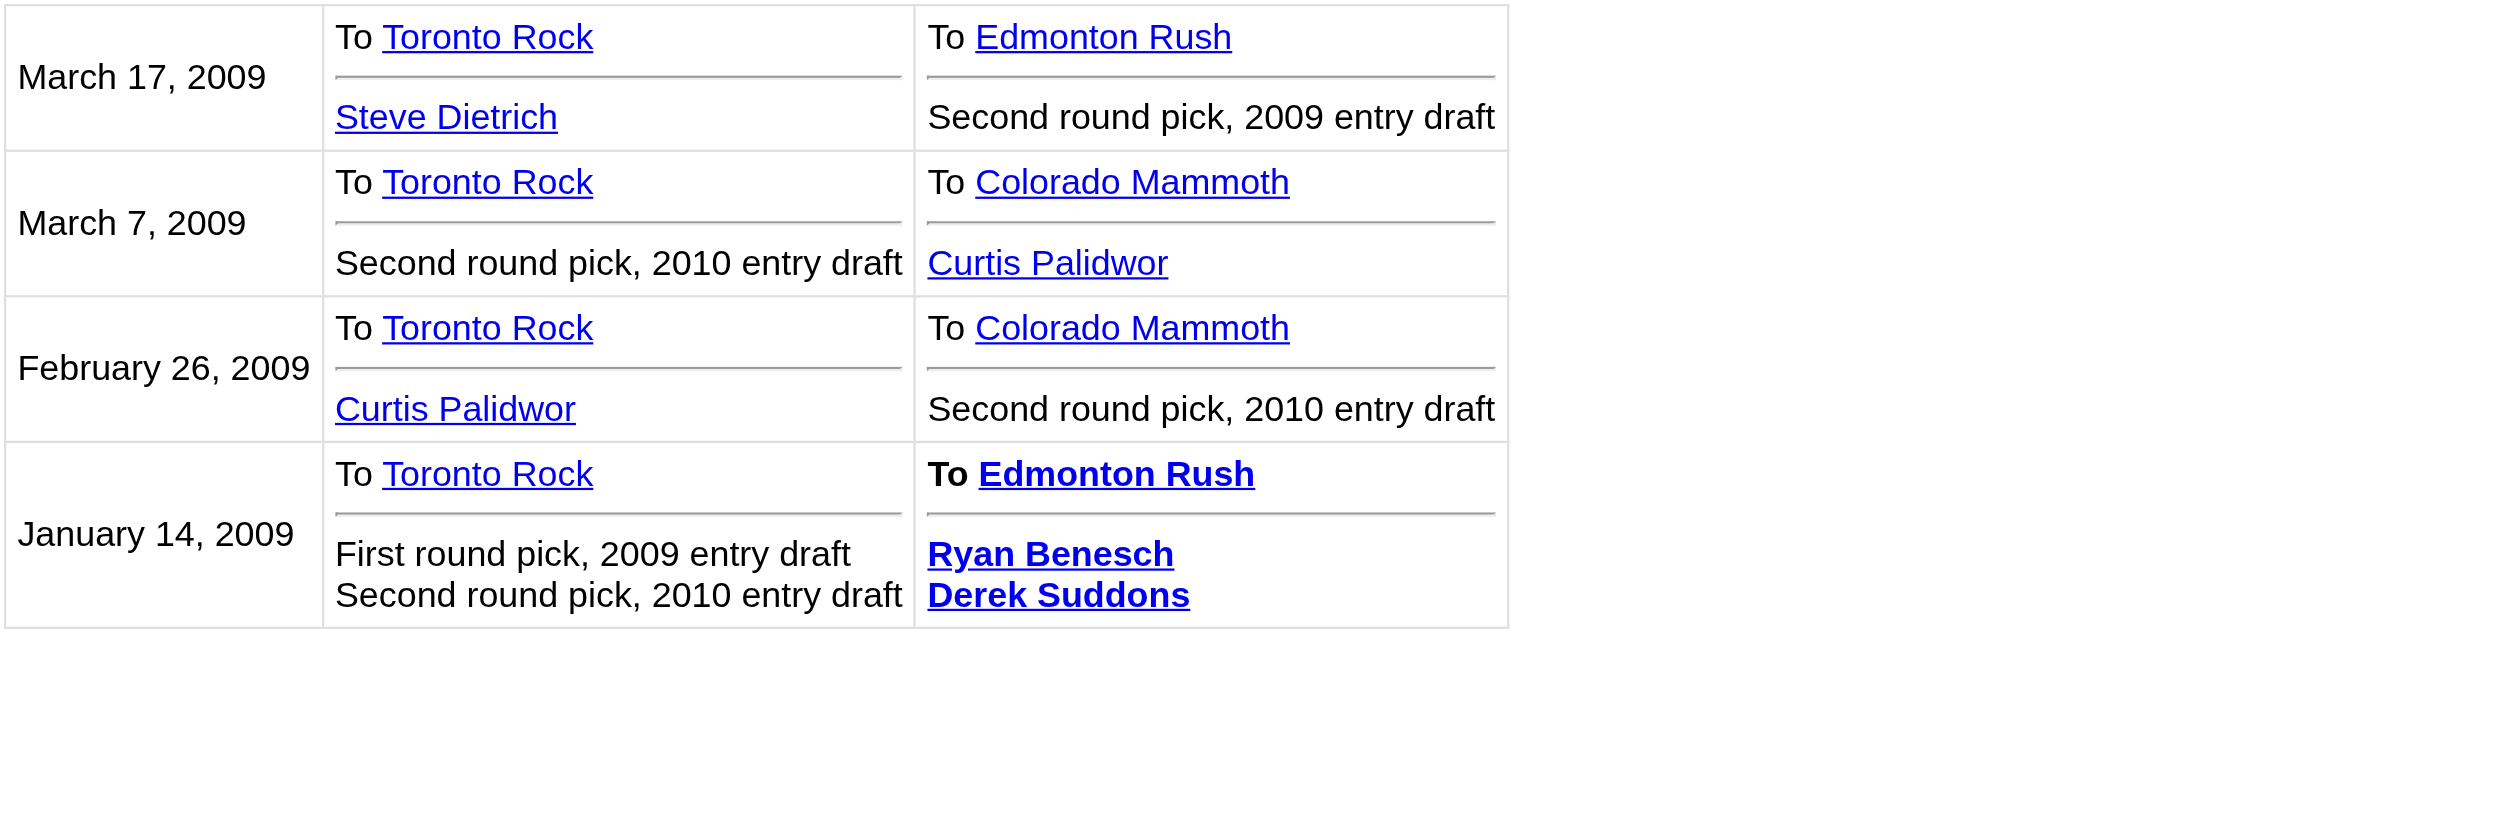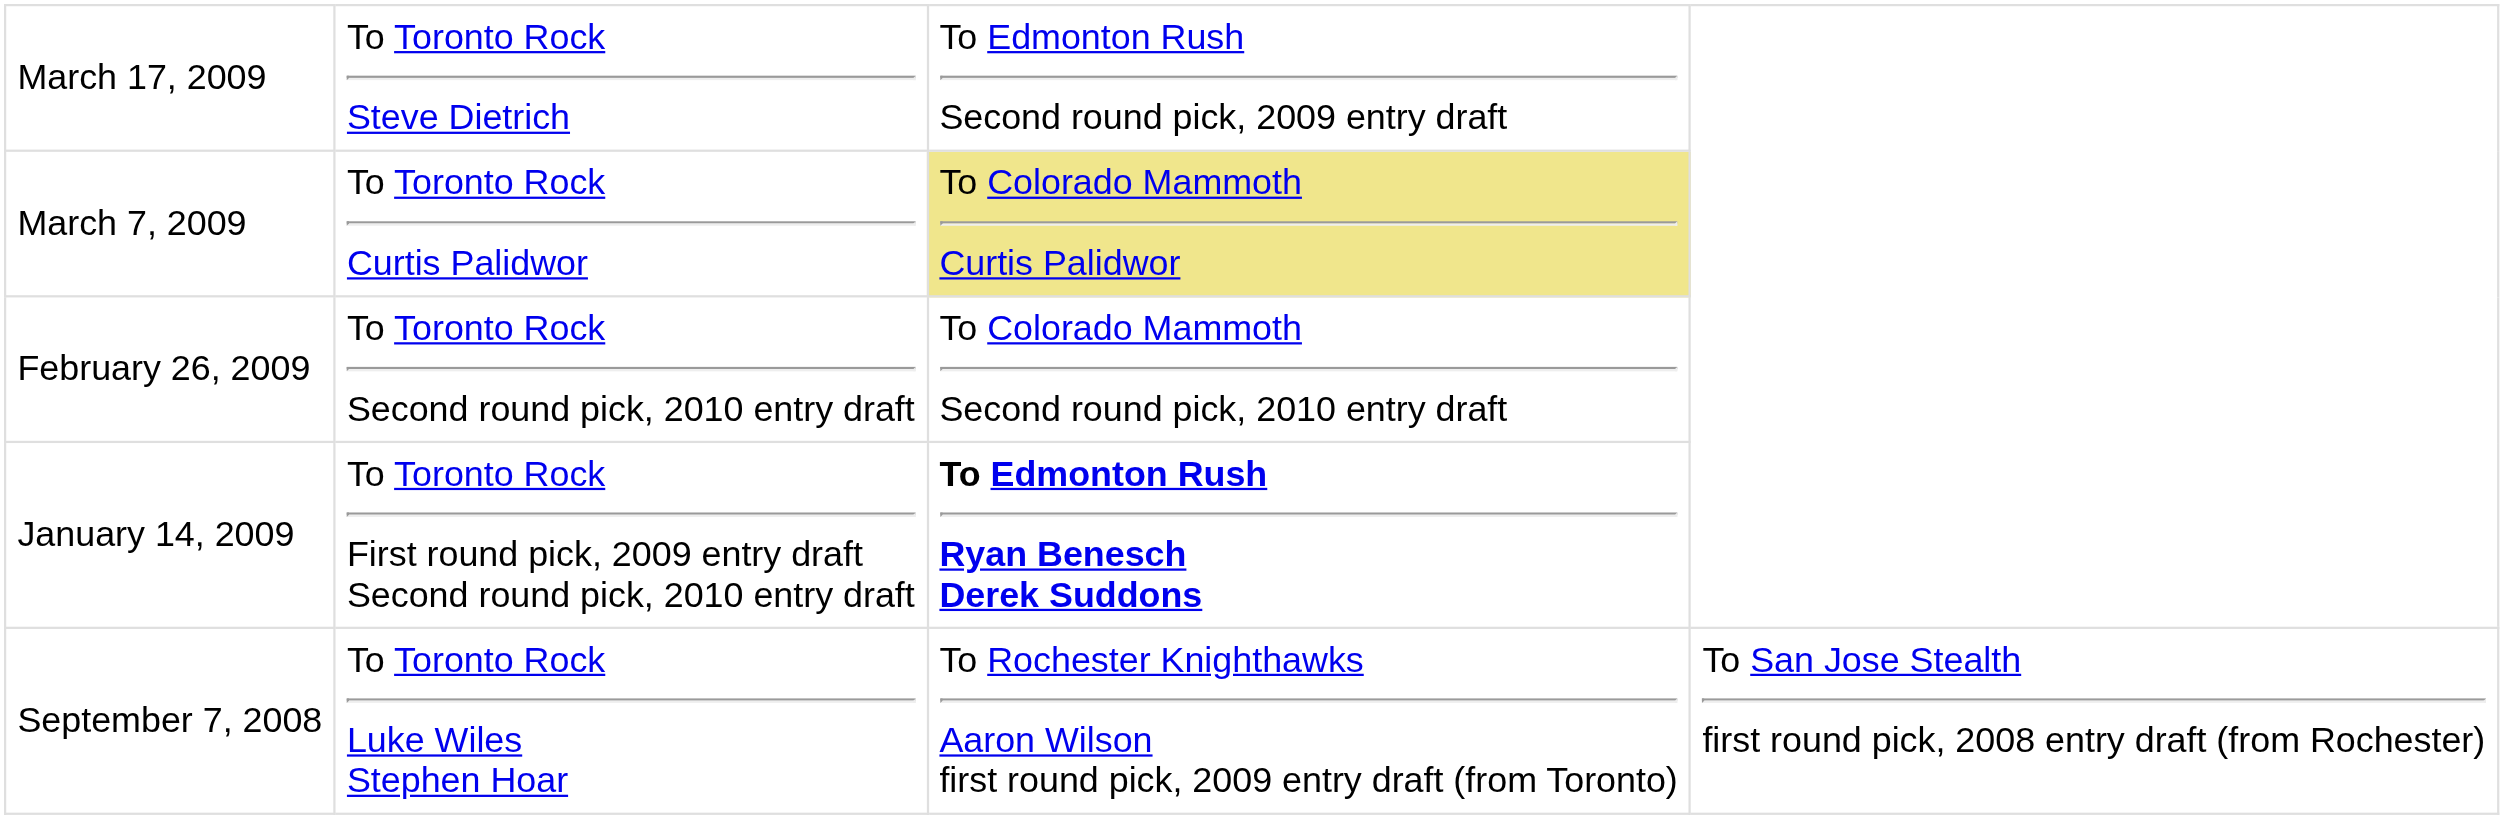(619, 222) To Toronto Rock Second round pick, 2010 entry draft -> (631, 222) To Toronto Rock Curtis Palidwor
(1211, 222) no background -> (1309, 222) khaki background
(619, 368) To Toronto Rock Curtis Palidwor -> (631, 368) To Toronto Rock Second round pick, 2010 entry draft
+ row: (170, 720)
